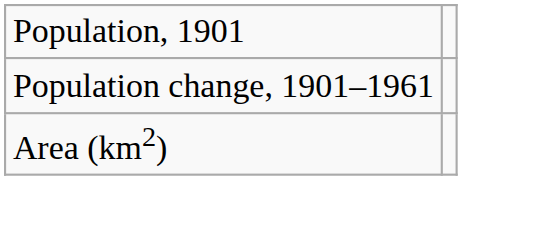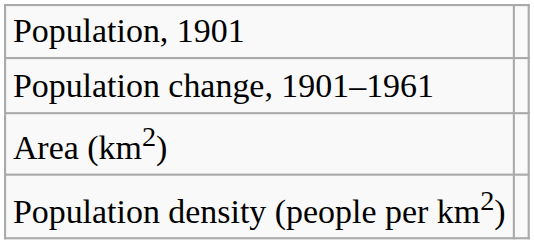+ row: (259, 206)
